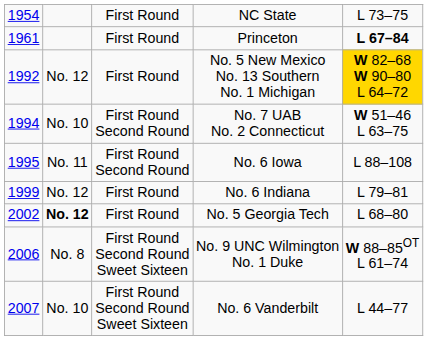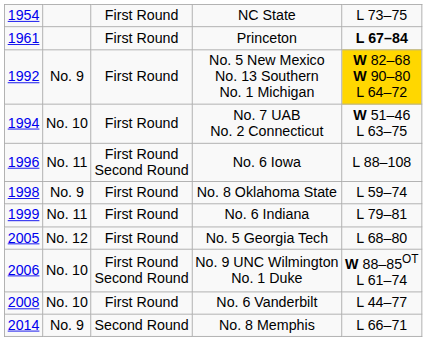(67, 76) No. 12 -> (67, 76) No. 9
(142, 123) First Round Second Round -> (142, 123) First Round
(24, 162) 1995 -> (24, 162) 1996
+ row: (267, 192)
(67, 192) No. 12 -> (67, 215) No. 11
(24, 215) 2002 -> (24, 237) 2005
(67, 215) bold -> (67, 237) normal
(67, 253) No. 8 -> (67, 270) No. 10
(142, 253) First Round Second Round Sweet Sixteen -> (142, 270) First Round Second Round
(24, 308) 2007 -> (24, 302) 2008
(142, 308) First Round Second Round Sweet Sixteen -> (142, 302) First Round
+ row: (267, 325)
